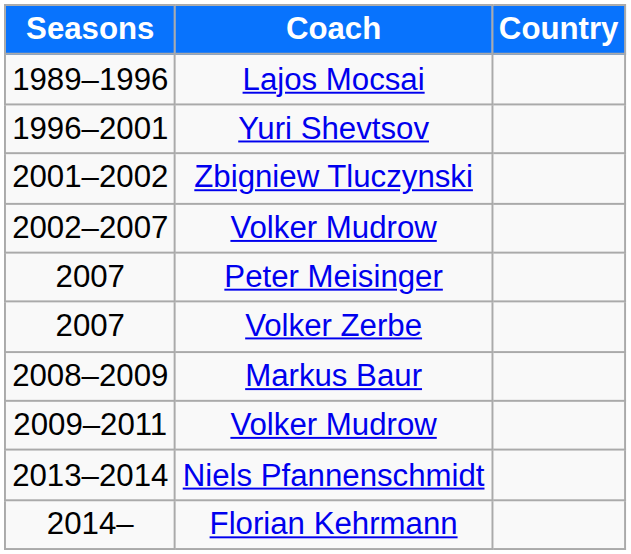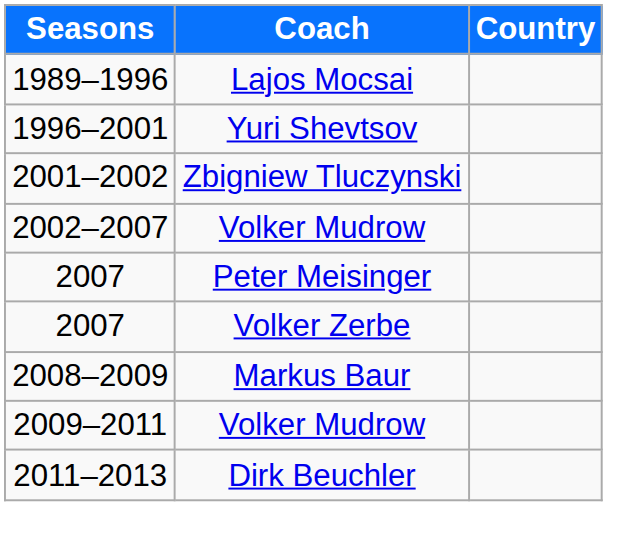+ row: (90, 474)
- row: (90, 474)
- row: (90, 524)
